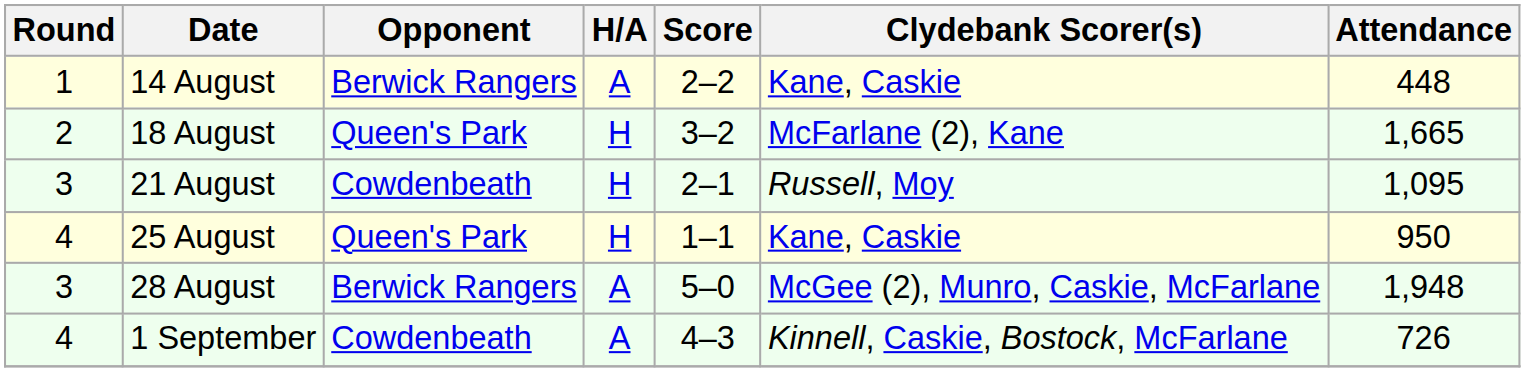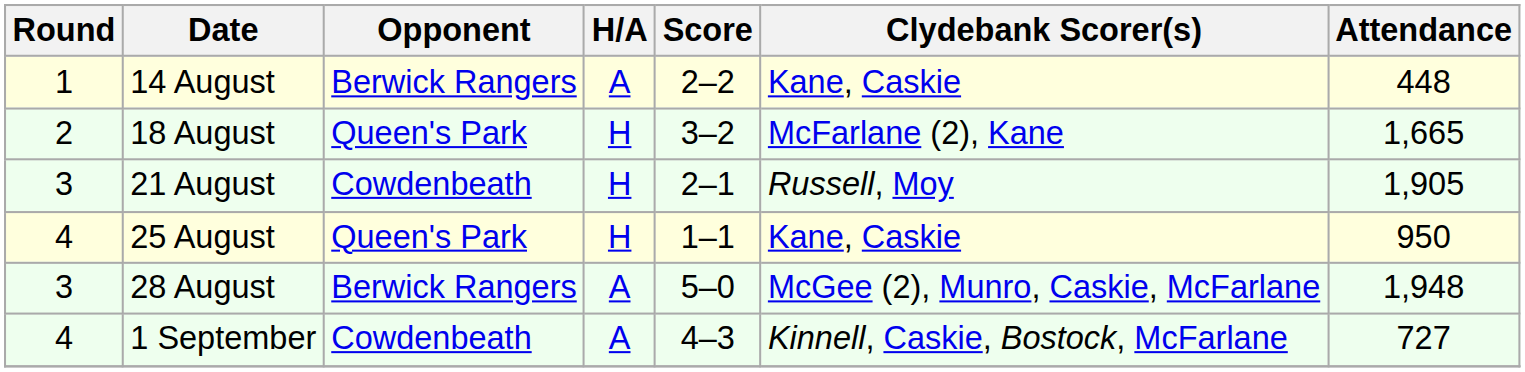(1424, 184) 1,095 -> (1424, 184) 1,905
(1424, 339) 726 -> (1424, 339) 727
